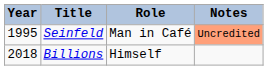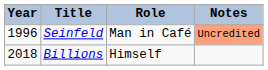(22, 35) 1995 -> (22, 35) 1996
